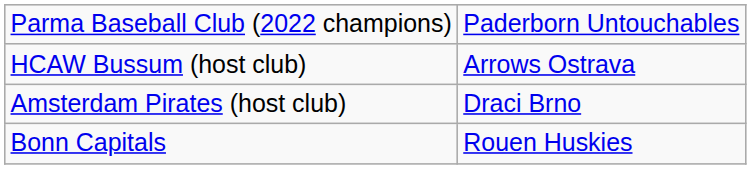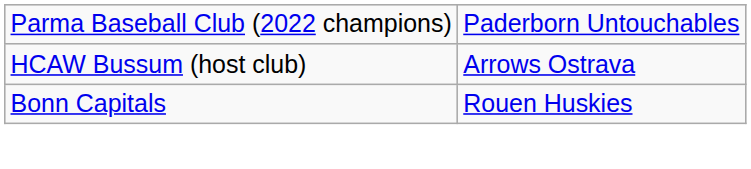- row: (178, 103)
